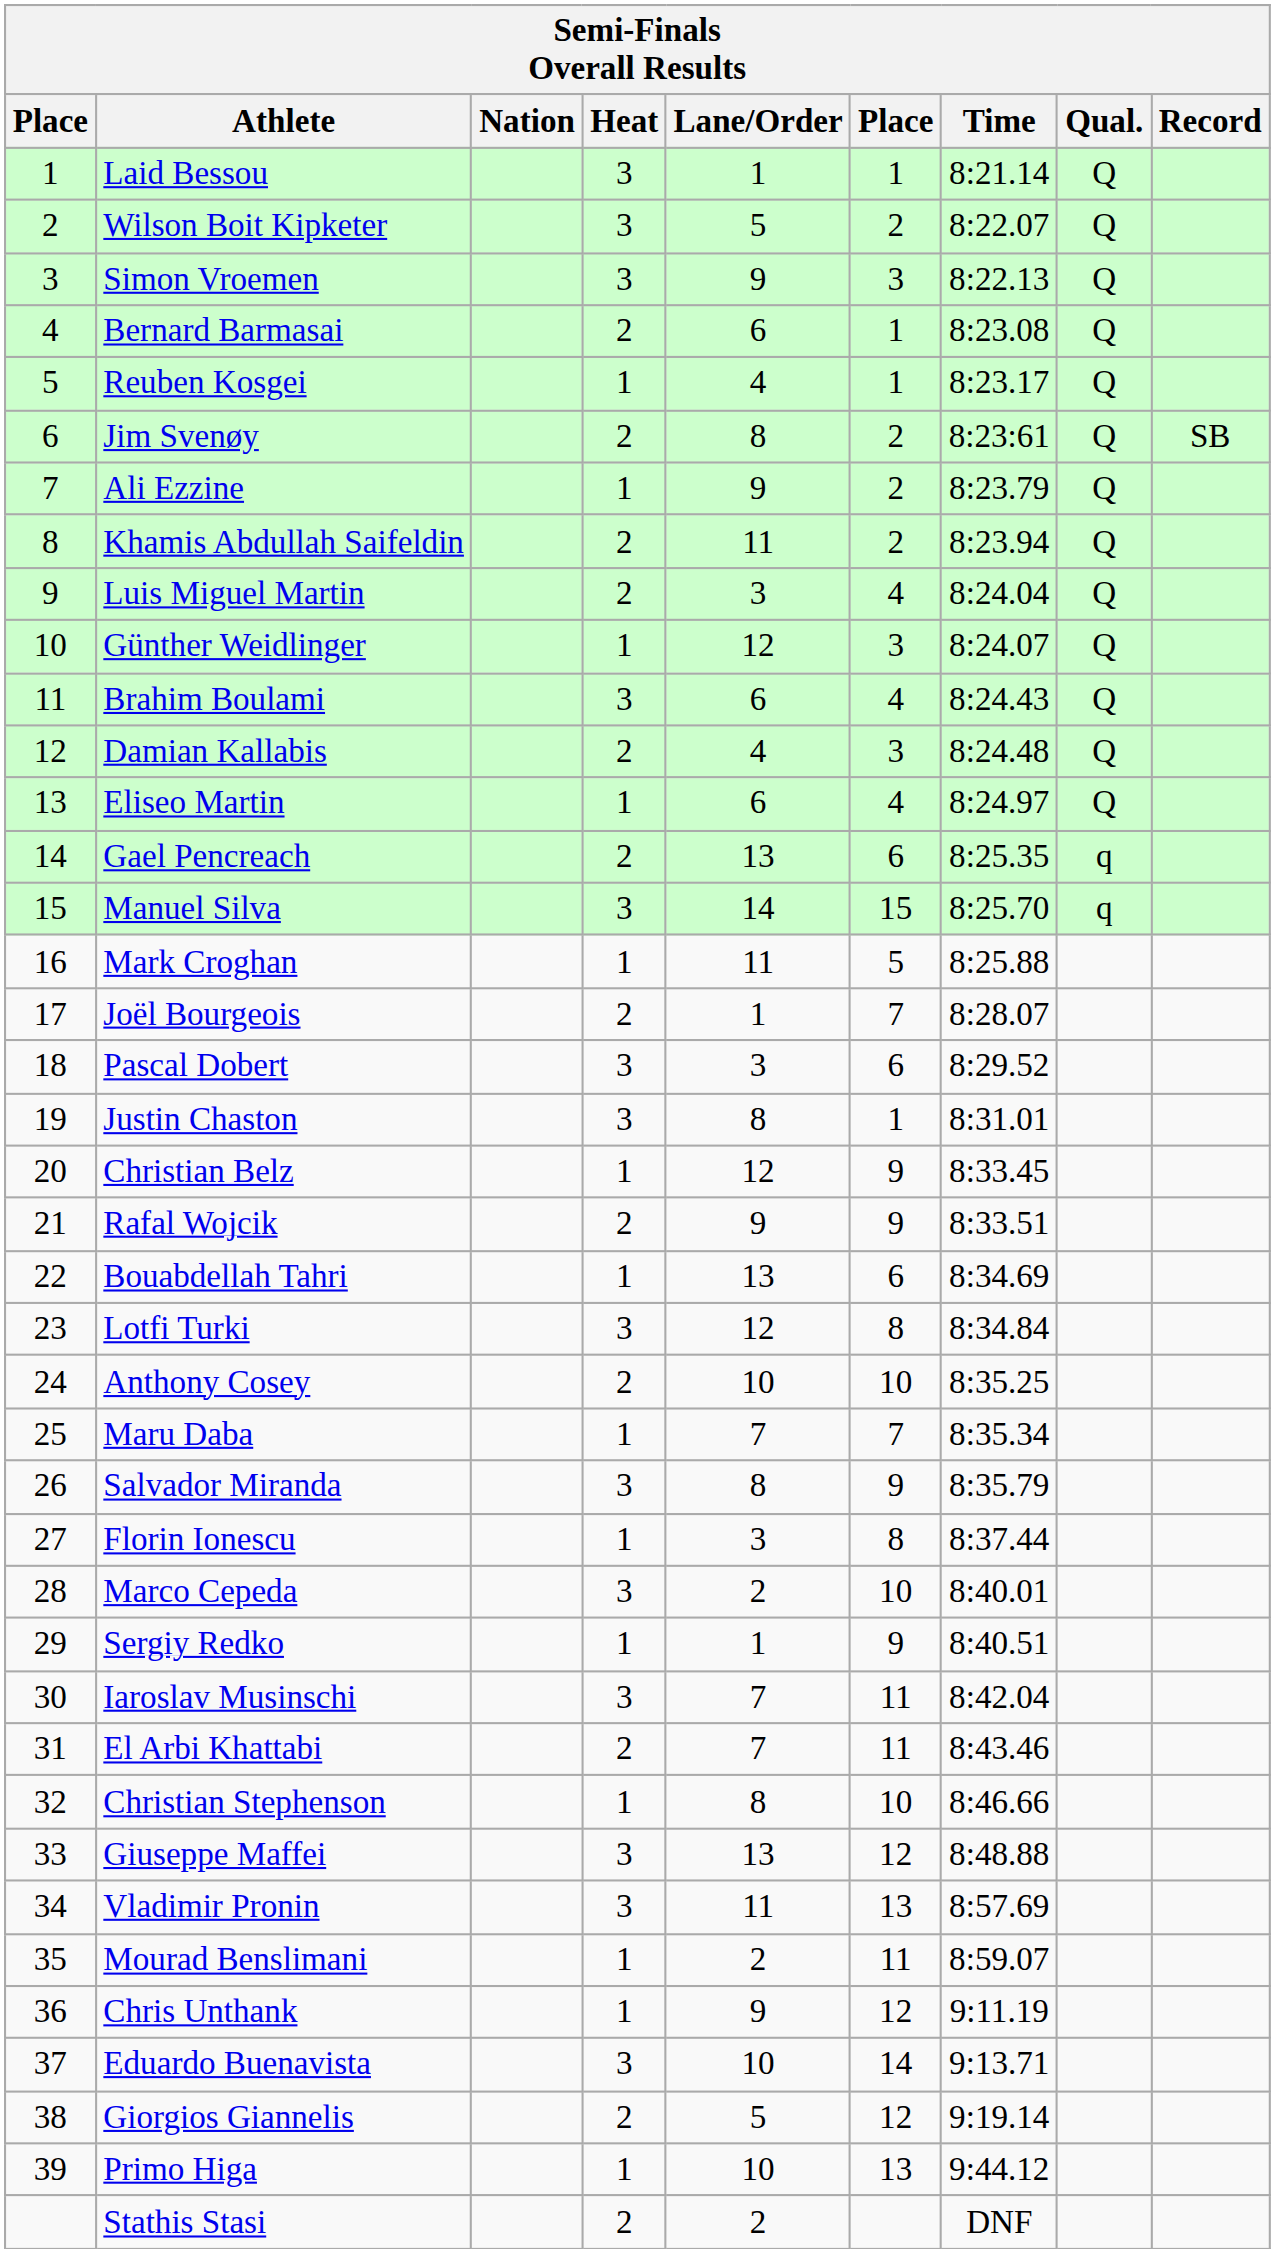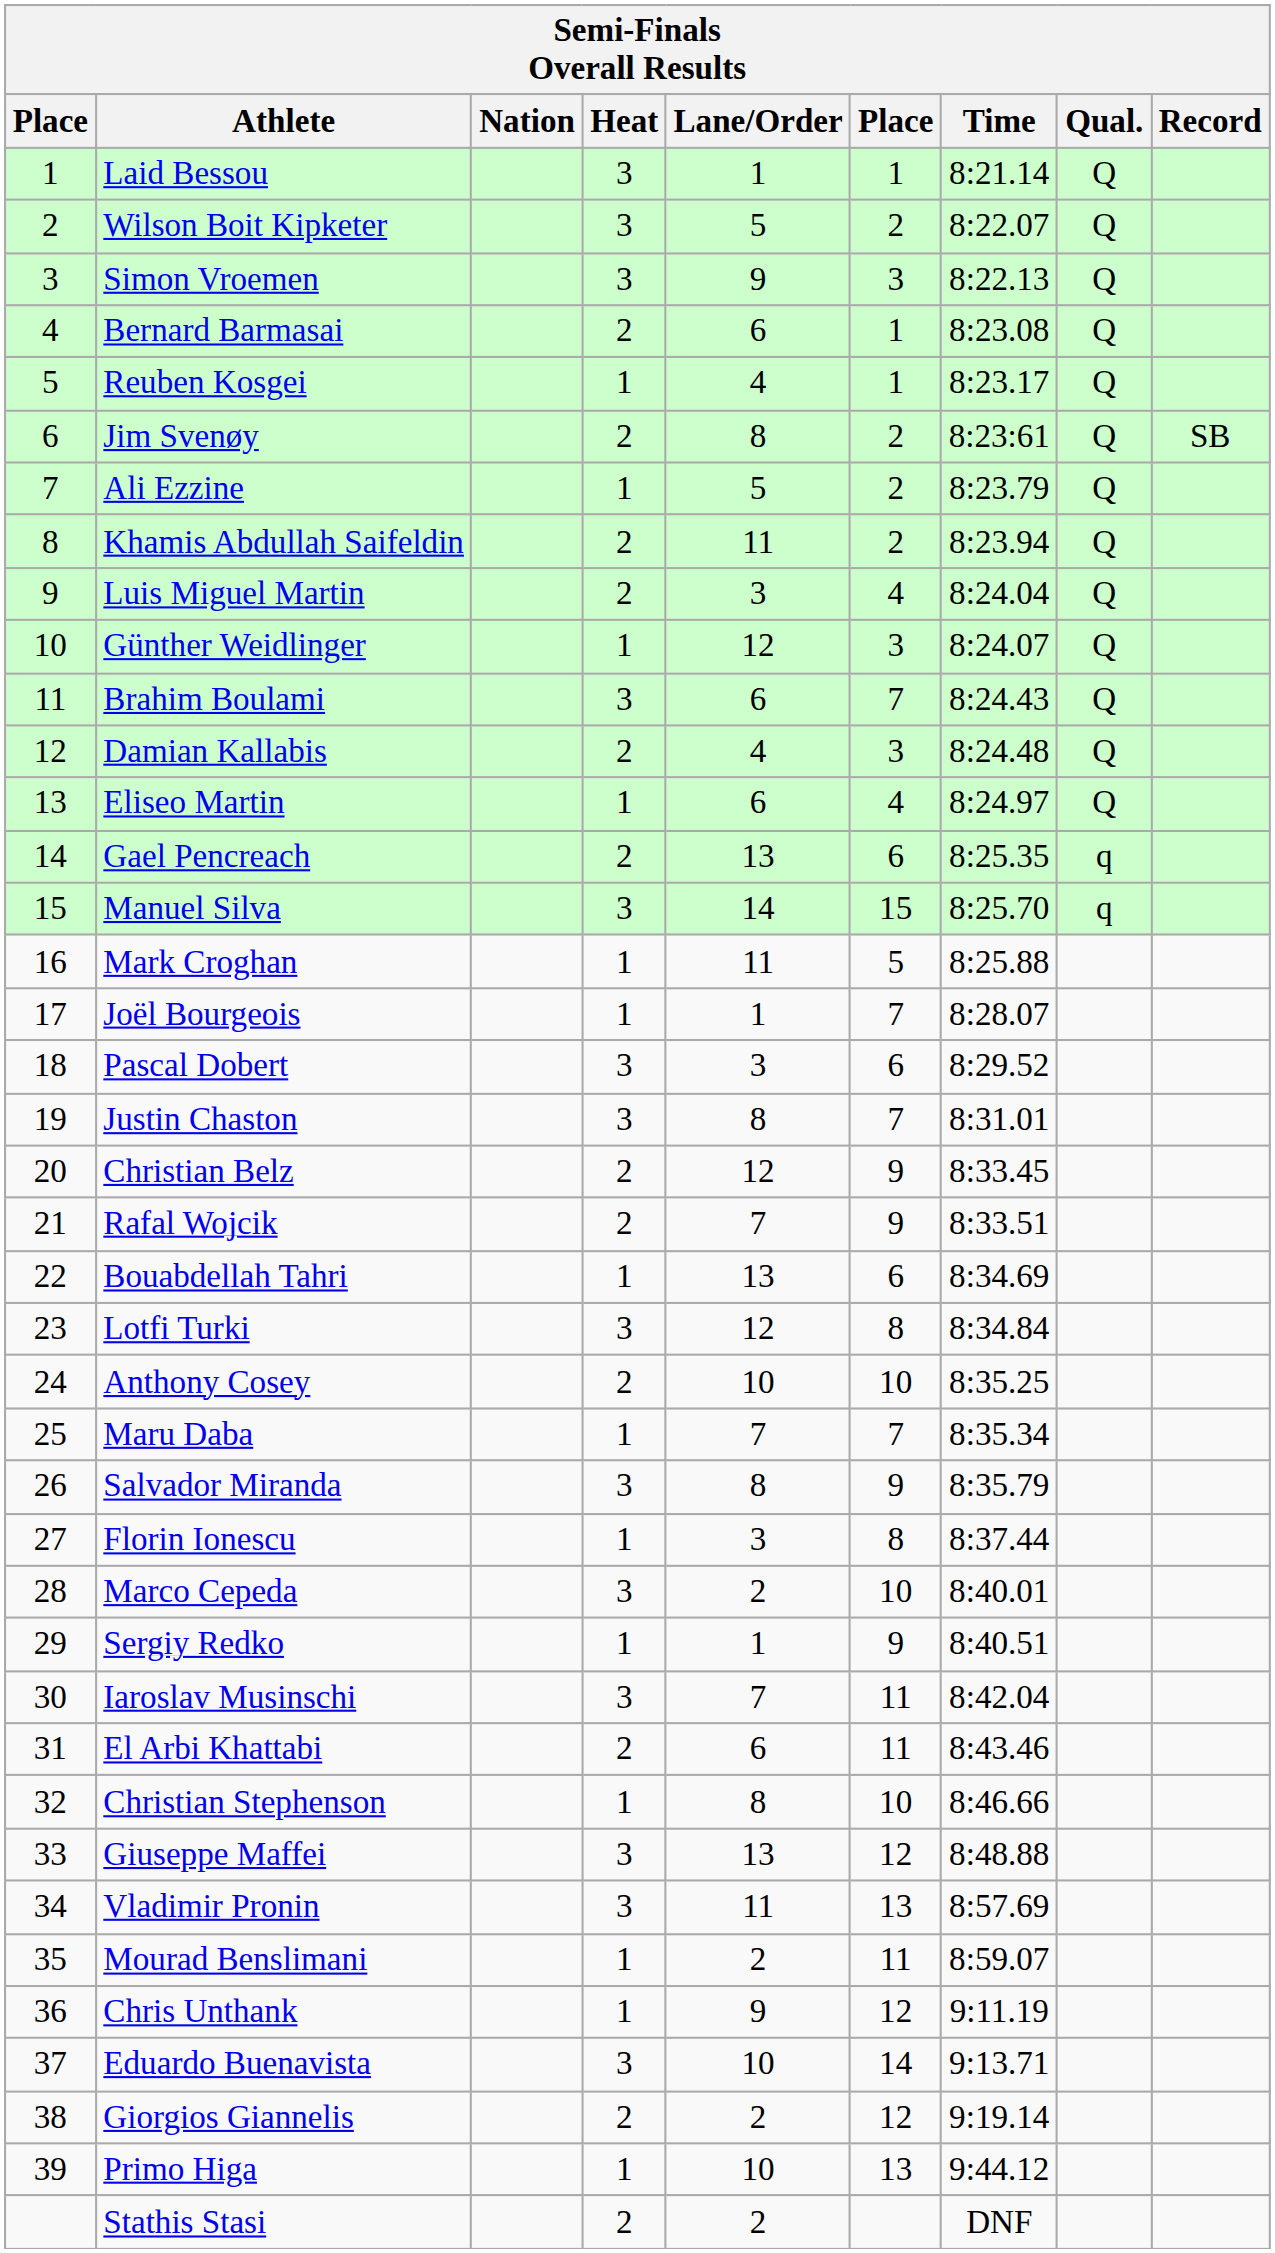(758, 488) 9 -> (758, 488) 5
(896, 698) 4 -> (896, 698) 7
(624, 1013) 2 -> (624, 1013) 1
(896, 1118) 1 -> (896, 1118) 7
(624, 1171) 1 -> (624, 1171) 2
(758, 1223) 9 -> (758, 1223) 7
(758, 1748) 7 -> (758, 1748) 6
(758, 2116) 5 -> (758, 2116) 2
